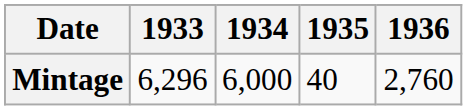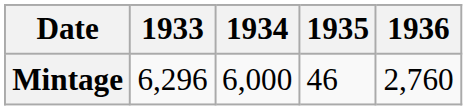(322, 78) 40 -> (322, 78) 46
